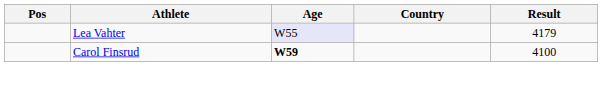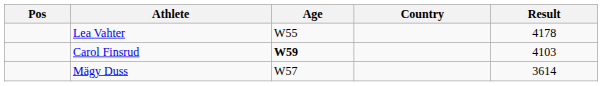(286, 33) lavender background -> (286, 33) no background
(544, 33) 4179 -> (544, 33) 4178
(544, 52) 4100 -> (544, 52) 4103
+ row: (100, 71)
